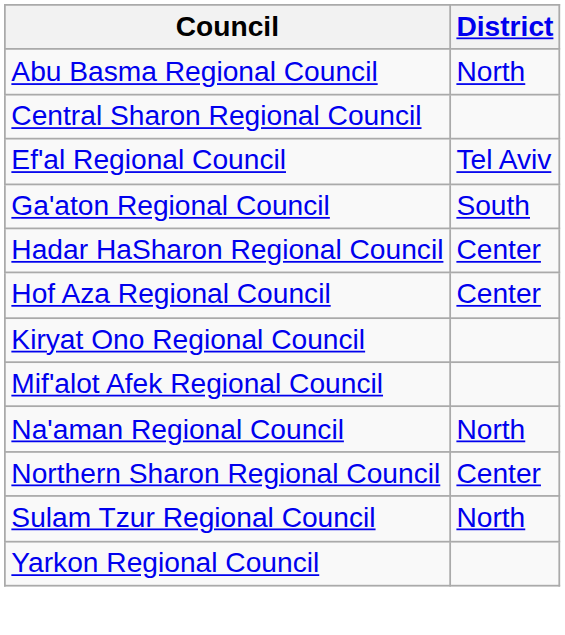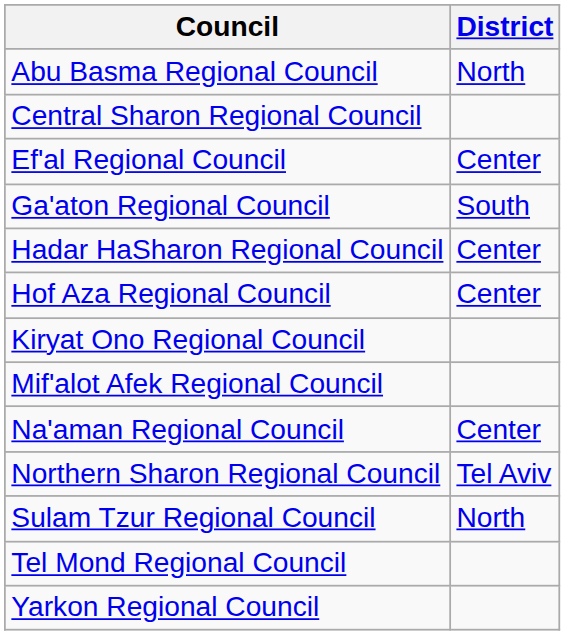(504, 160) Tel Aviv -> (499, 160) Center
(491, 428) North -> (499, 428) Center
(499, 473) Center -> (504, 473) Tel Aviv
+ row: (179, 562)
